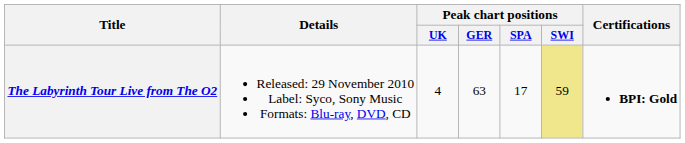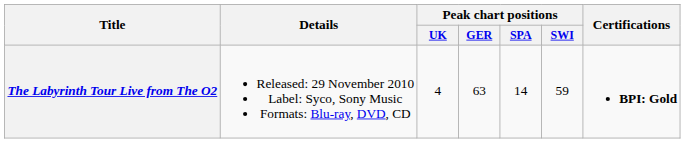(521, 91) 17 -> (521, 91) 14
(562, 91) khaki background -> (562, 91) no background
